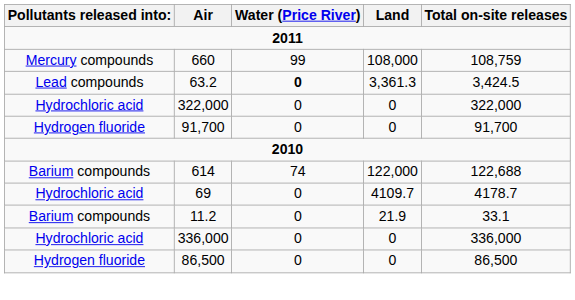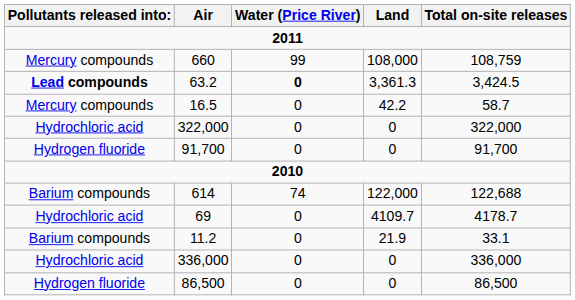(89, 82) normal -> (89, 82) bold
+ row: (203, 104)
